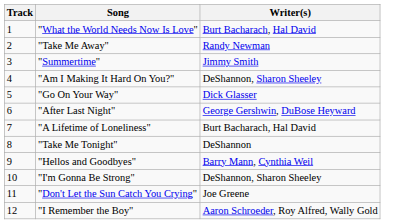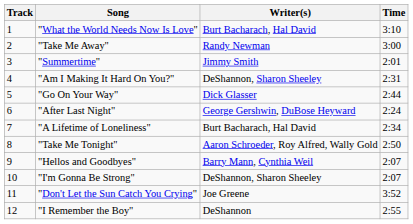+ column: (394, 12)
(227, 144) DeShannon -> (290, 144) Aaron Schroeder, Roy Alfred, Wally Gold
(290, 210) Aaron Schroeder, Roy Alfred, Wally Gold -> (227, 210) DeShannon
